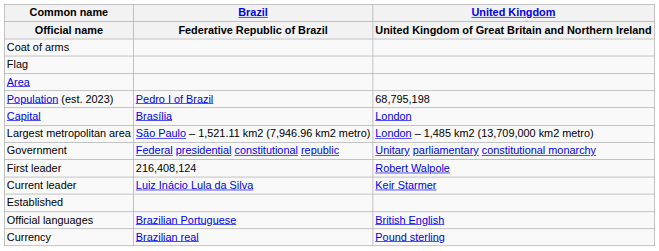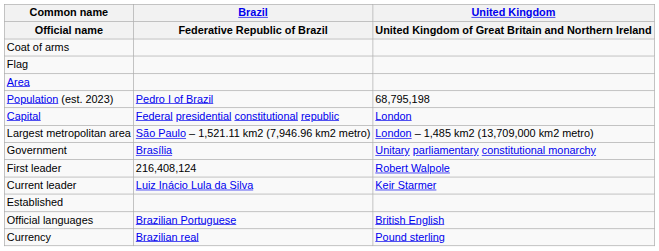(154, 116) Brasília -> (237, 116) Federal presidential constitutional republic
(237, 151) Federal presidential constitutional republic -> (154, 151) Brasília
